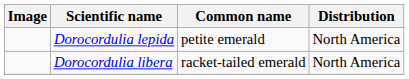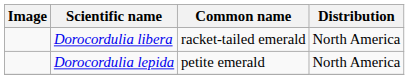rows swapped: (114, 39) <-> (113, 62)
